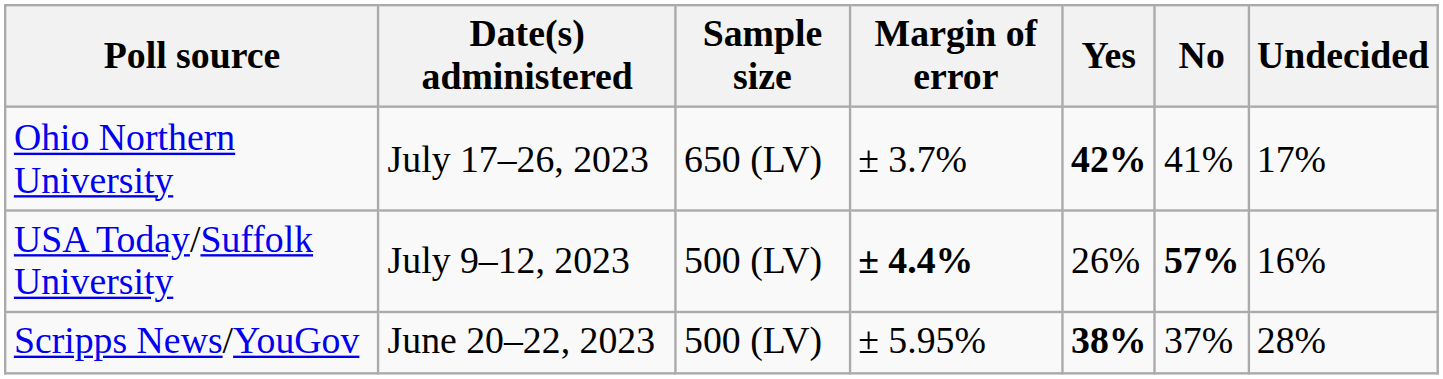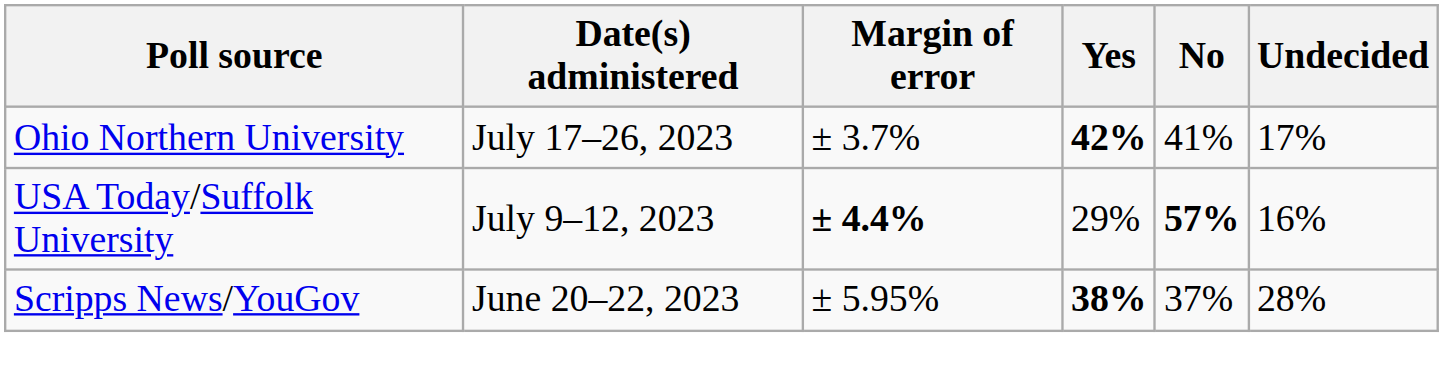- column: (762, 55)
(1106, 260) 26% -> (1106, 217) 29%
